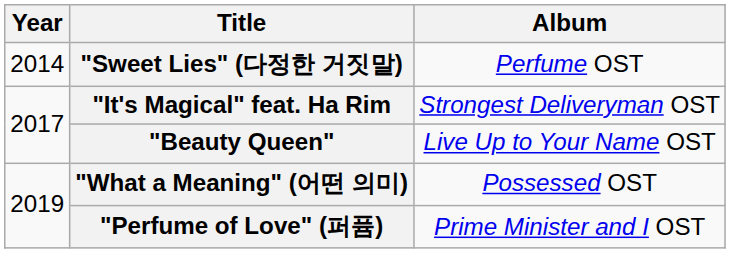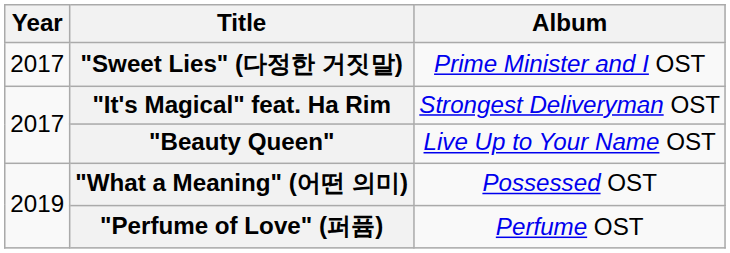(37, 64) 2014 -> (37, 64) 2017
(570, 64) Perfume OST -> (570, 64) Prime Minister and I OST
(570, 226) Prime Minister and I OST -> (570, 226) Perfume OST
